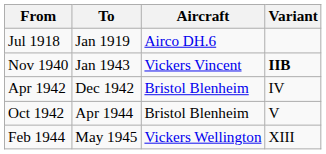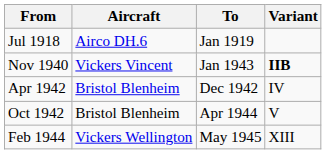columns swapped: (106, 16) <-> (203, 16)
